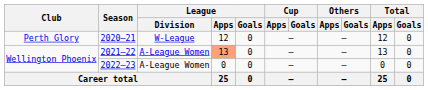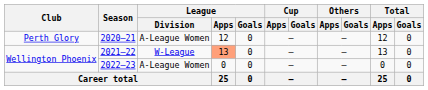(175, 38) W-League -> (175, 38) A-League Women
(175, 52) A-League Women -> (175, 52) W-League
